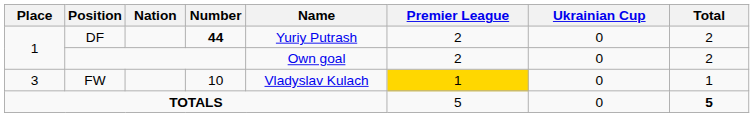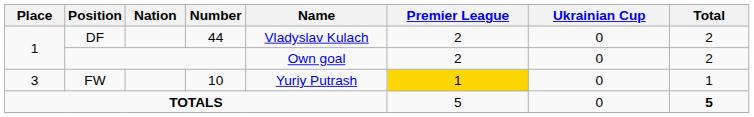(216, 37) bold -> (216, 37) normal
(317, 37) Yuriy Putrash -> (317, 37) Vladyslav Kulach
(317, 80) Vladyslav Kulach -> (317, 80) Yuriy Putrash
